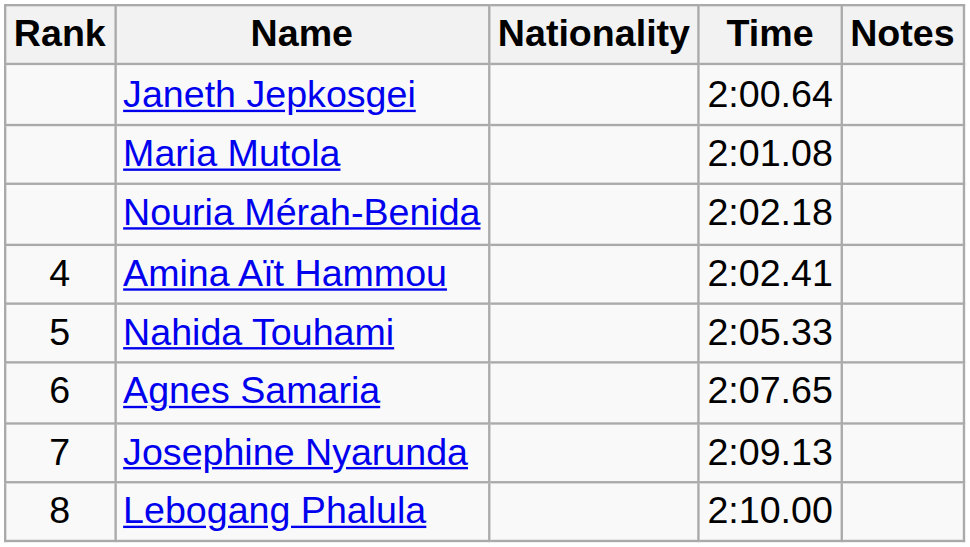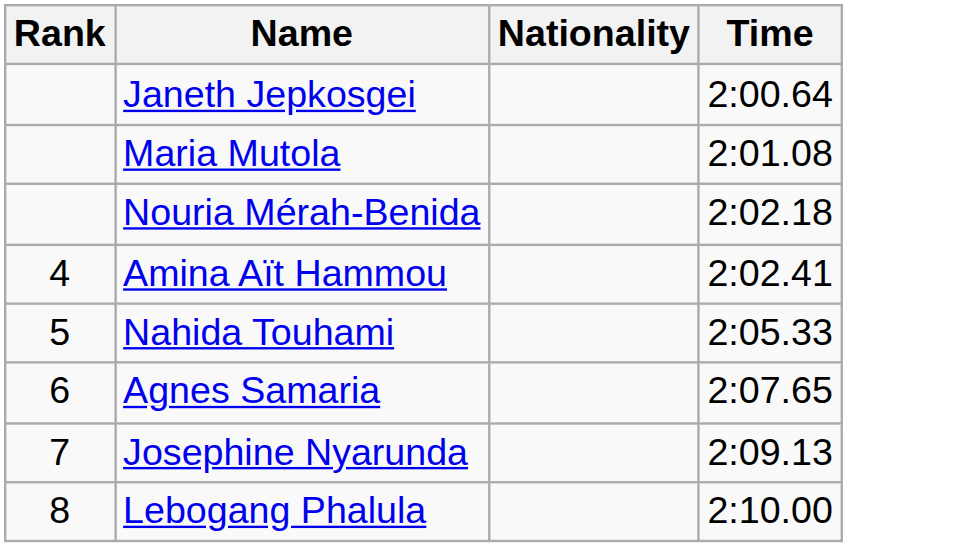- column: (902, 34)
